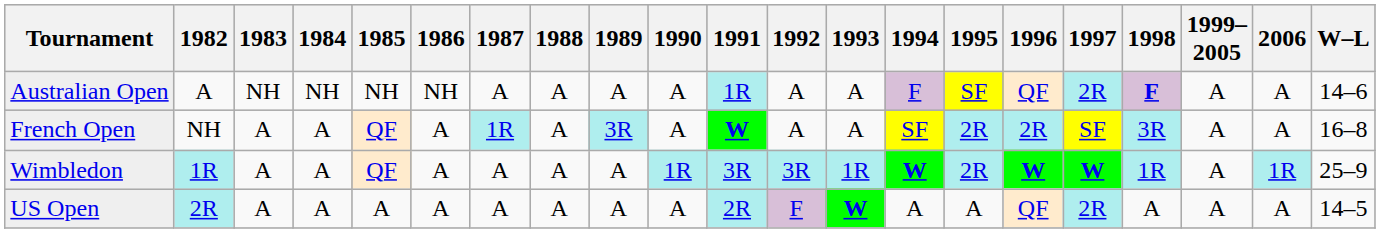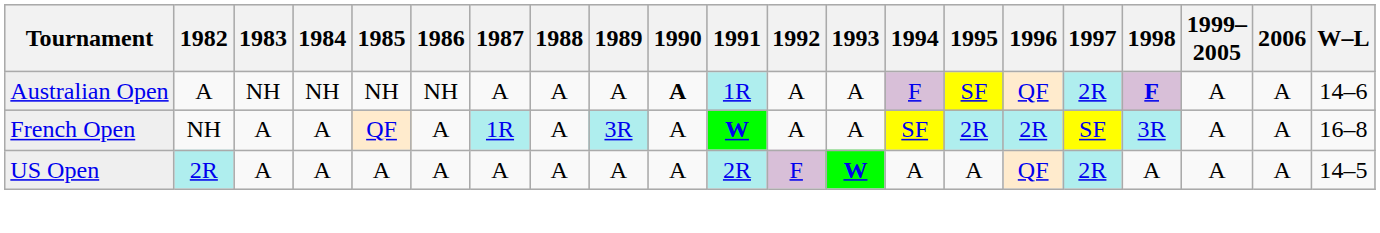(678, 90) normal -> (678, 90) bold
- row: (67, 168)
